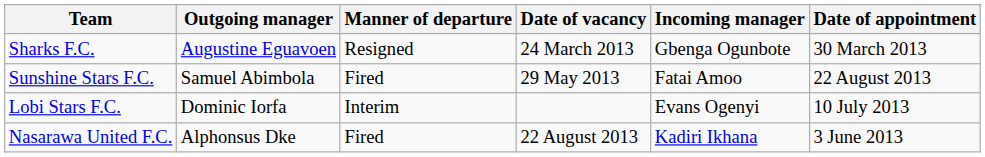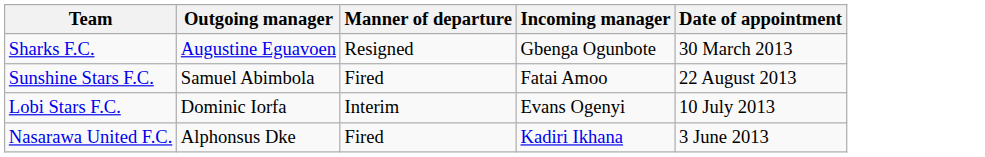- column: (583, 19)
